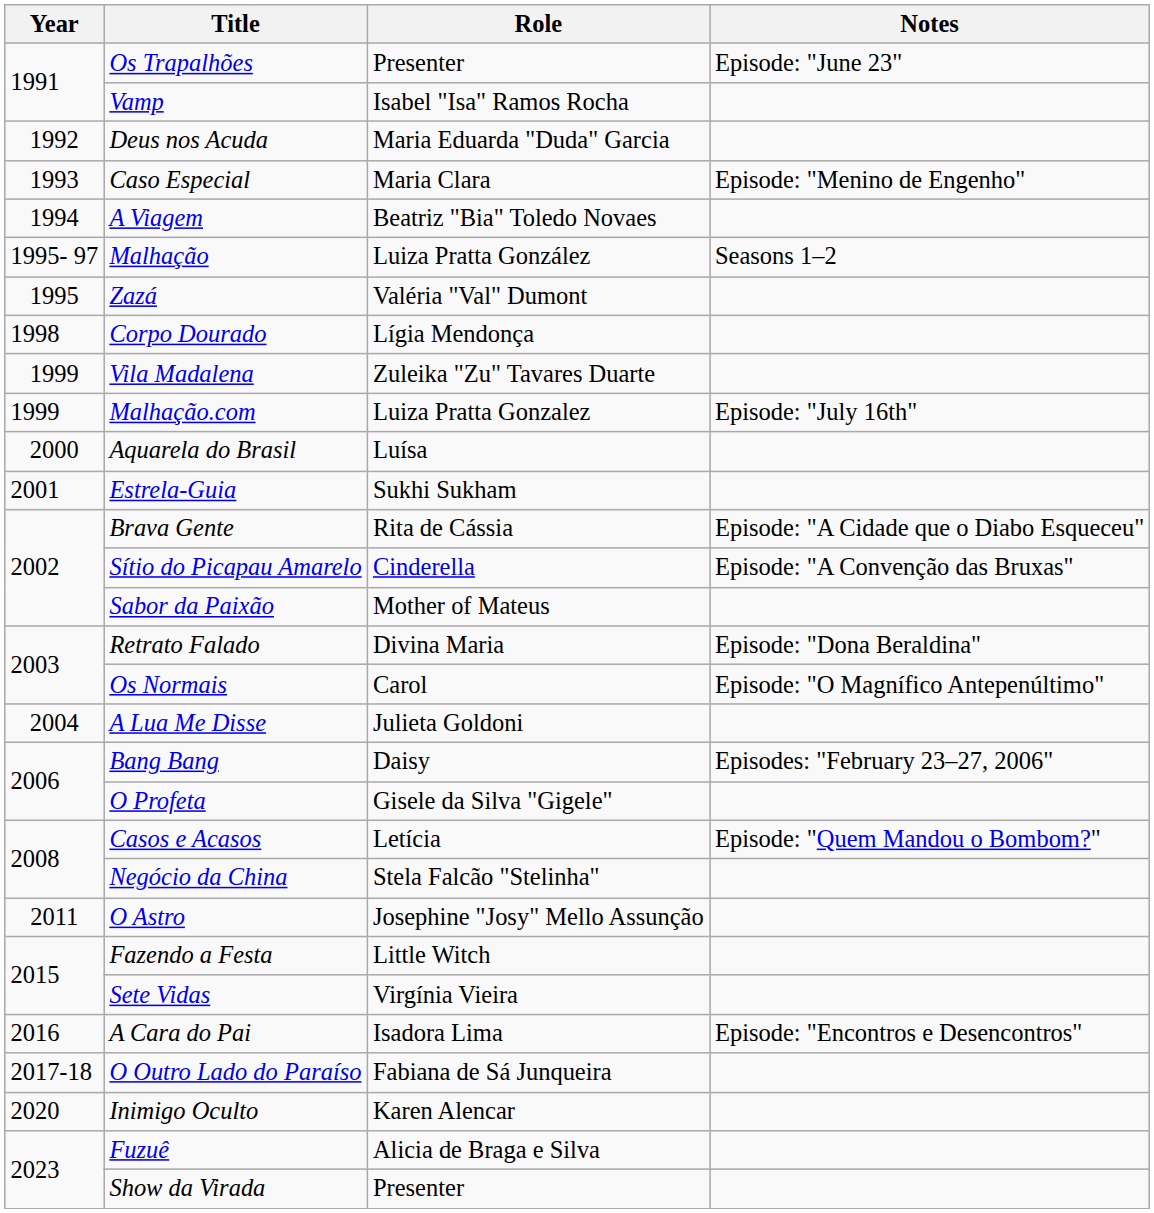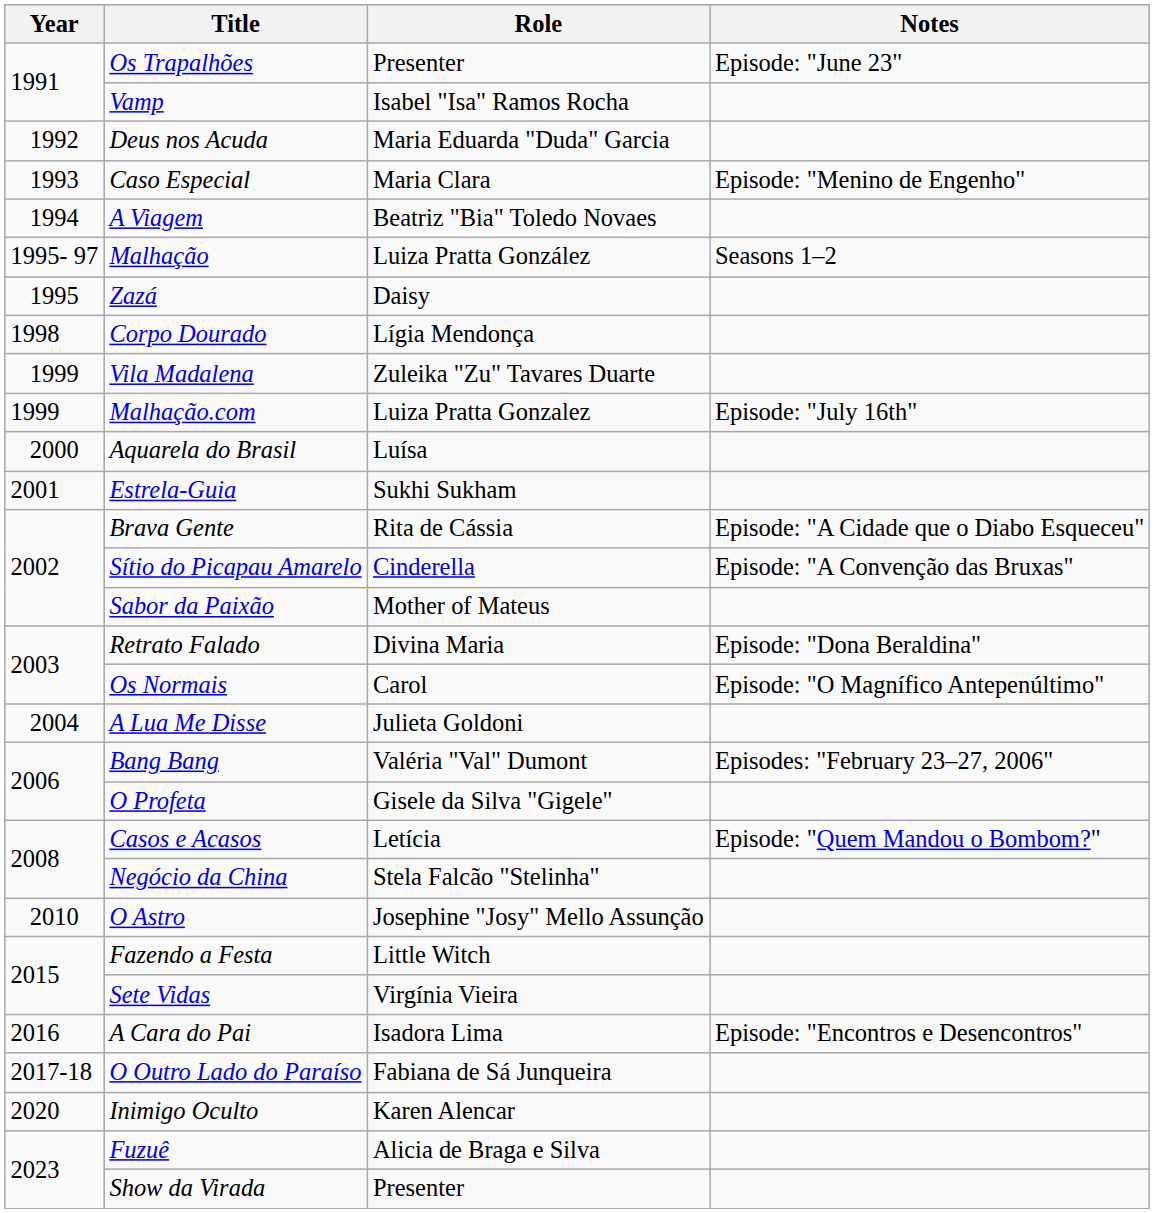(480, 295) Valéria "Val" Dumont -> (402, 295) Daisy
(402, 761) Daisy -> (480, 761) Valéria "Val" Dumont
(54, 916) 2011 -> (54, 916) 2010
